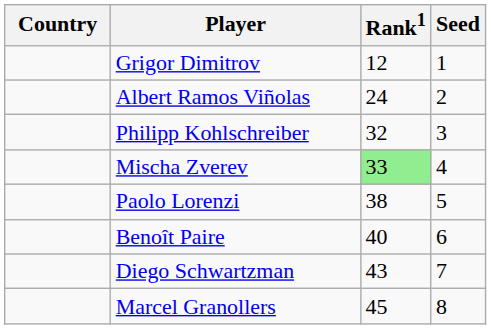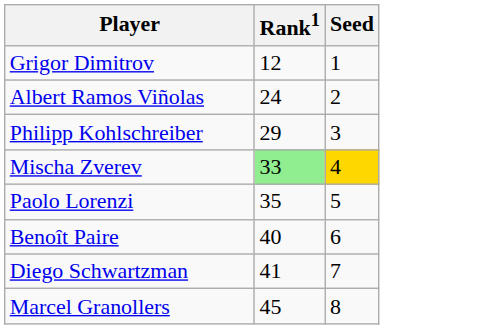- column: (58, 24)
(377, 132) 32 -> (271, 132) 29
(442, 166) no background -> (335, 166) gold background
(377, 201) 38 -> (271, 201) 35
(377, 271) 43 -> (271, 271) 41
